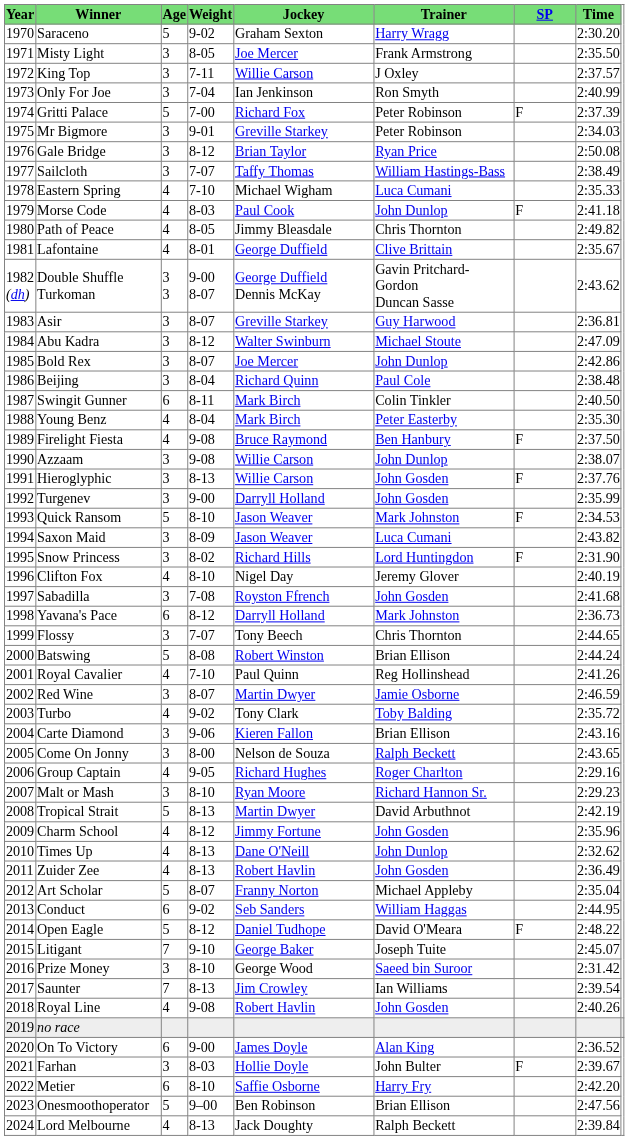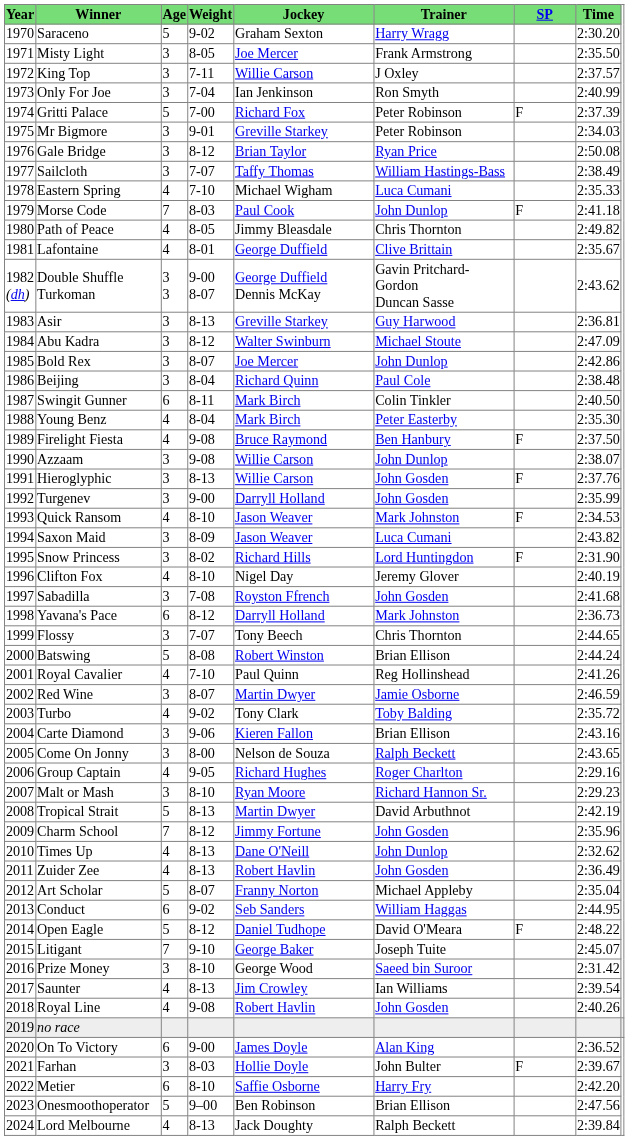(166, 210) 4 -> (166, 210) 7
(202, 322) 8-07 -> (202, 322) 8-13
(166, 518) 5 -> (166, 518) 4
(166, 831) 4 -> (166, 831) 7
(166, 988) 7 -> (166, 988) 4
